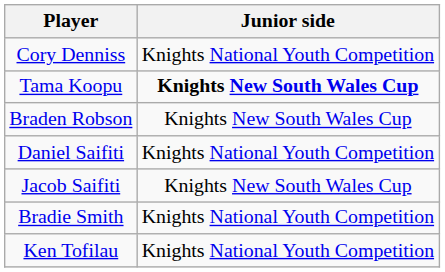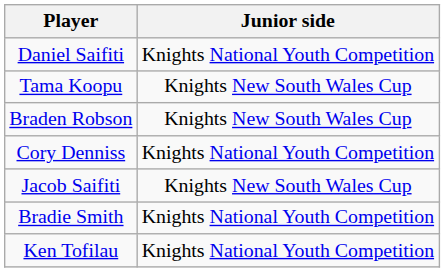rows swapped: (71, 54) <-> (71, 152)
(288, 86) bold -> (288, 86) normal
